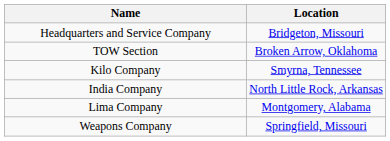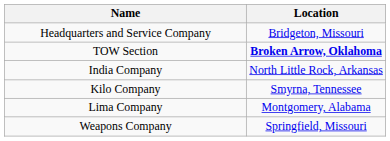(316, 51) normal -> (316, 51) bold
rows swapped: (125, 88) <-> (125, 70)
